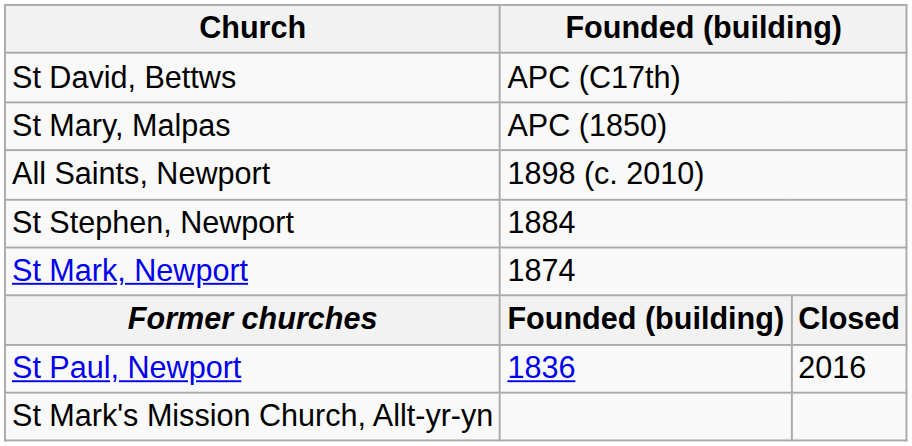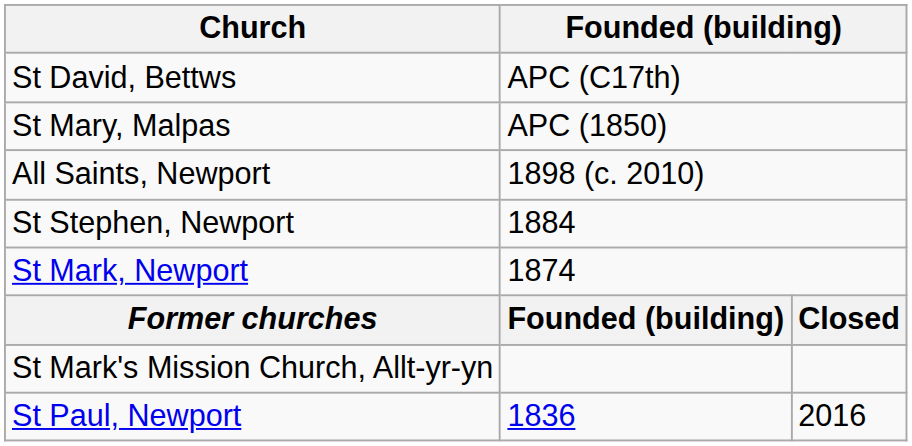rows swapped: (127, 367) <-> (253, 416)
